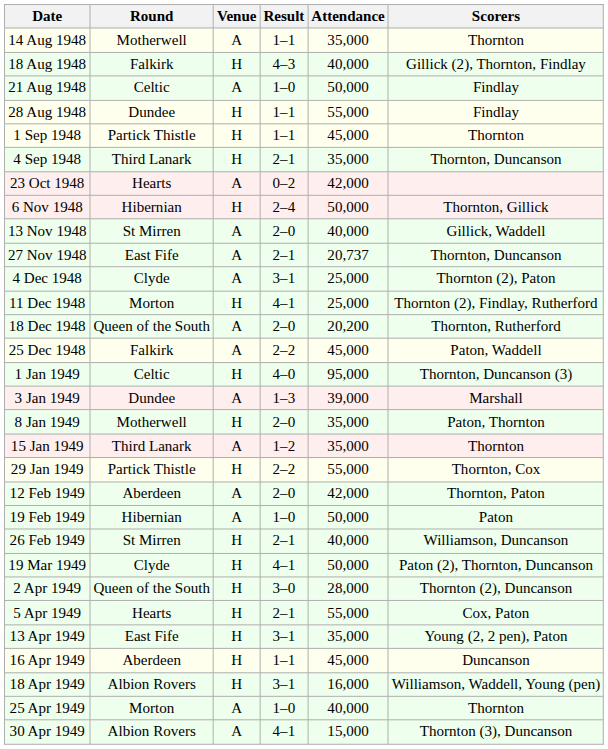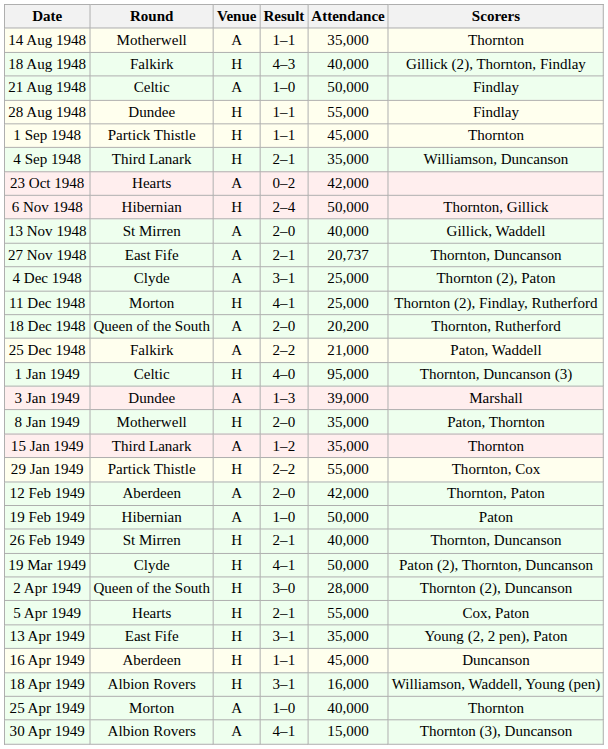(496, 159) Thornton, Duncanson -> (496, 159) Williamson, Duncanson
(348, 350) 45,000 -> (348, 350) 21,000
(496, 541) Williamson, Duncanson -> (496, 541) Thornton, Duncanson
